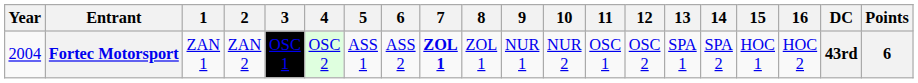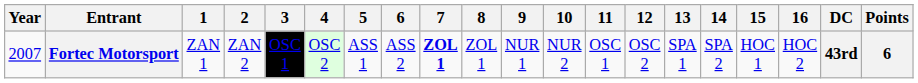(25, 54) 2004 -> (25, 54) 2007
